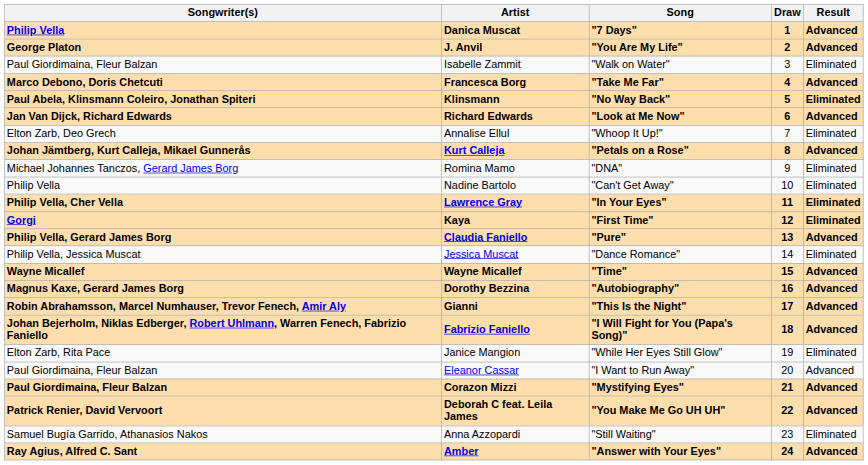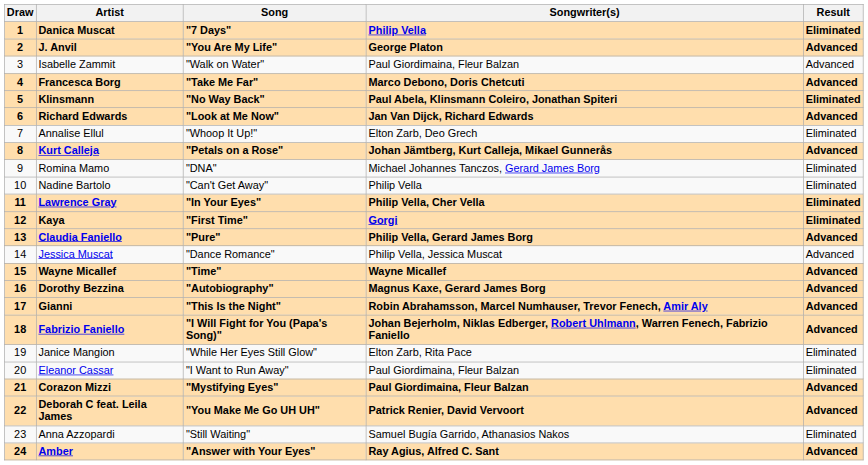columns swapped: (787, 13) <-> (223, 13)
(832, 30) Advanced -> (833, 30) Eliminated
(831, 64) Eliminated -> (830, 64) Advanced
(831, 254) Eliminated -> (830, 254) Advanced
(830, 370) Advanced -> (831, 370) Eliminated
